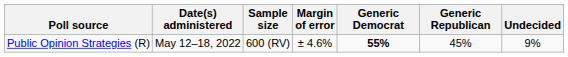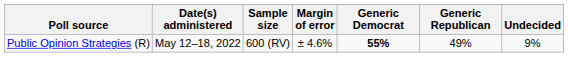(461, 43) 45% -> (461, 43) 49%
